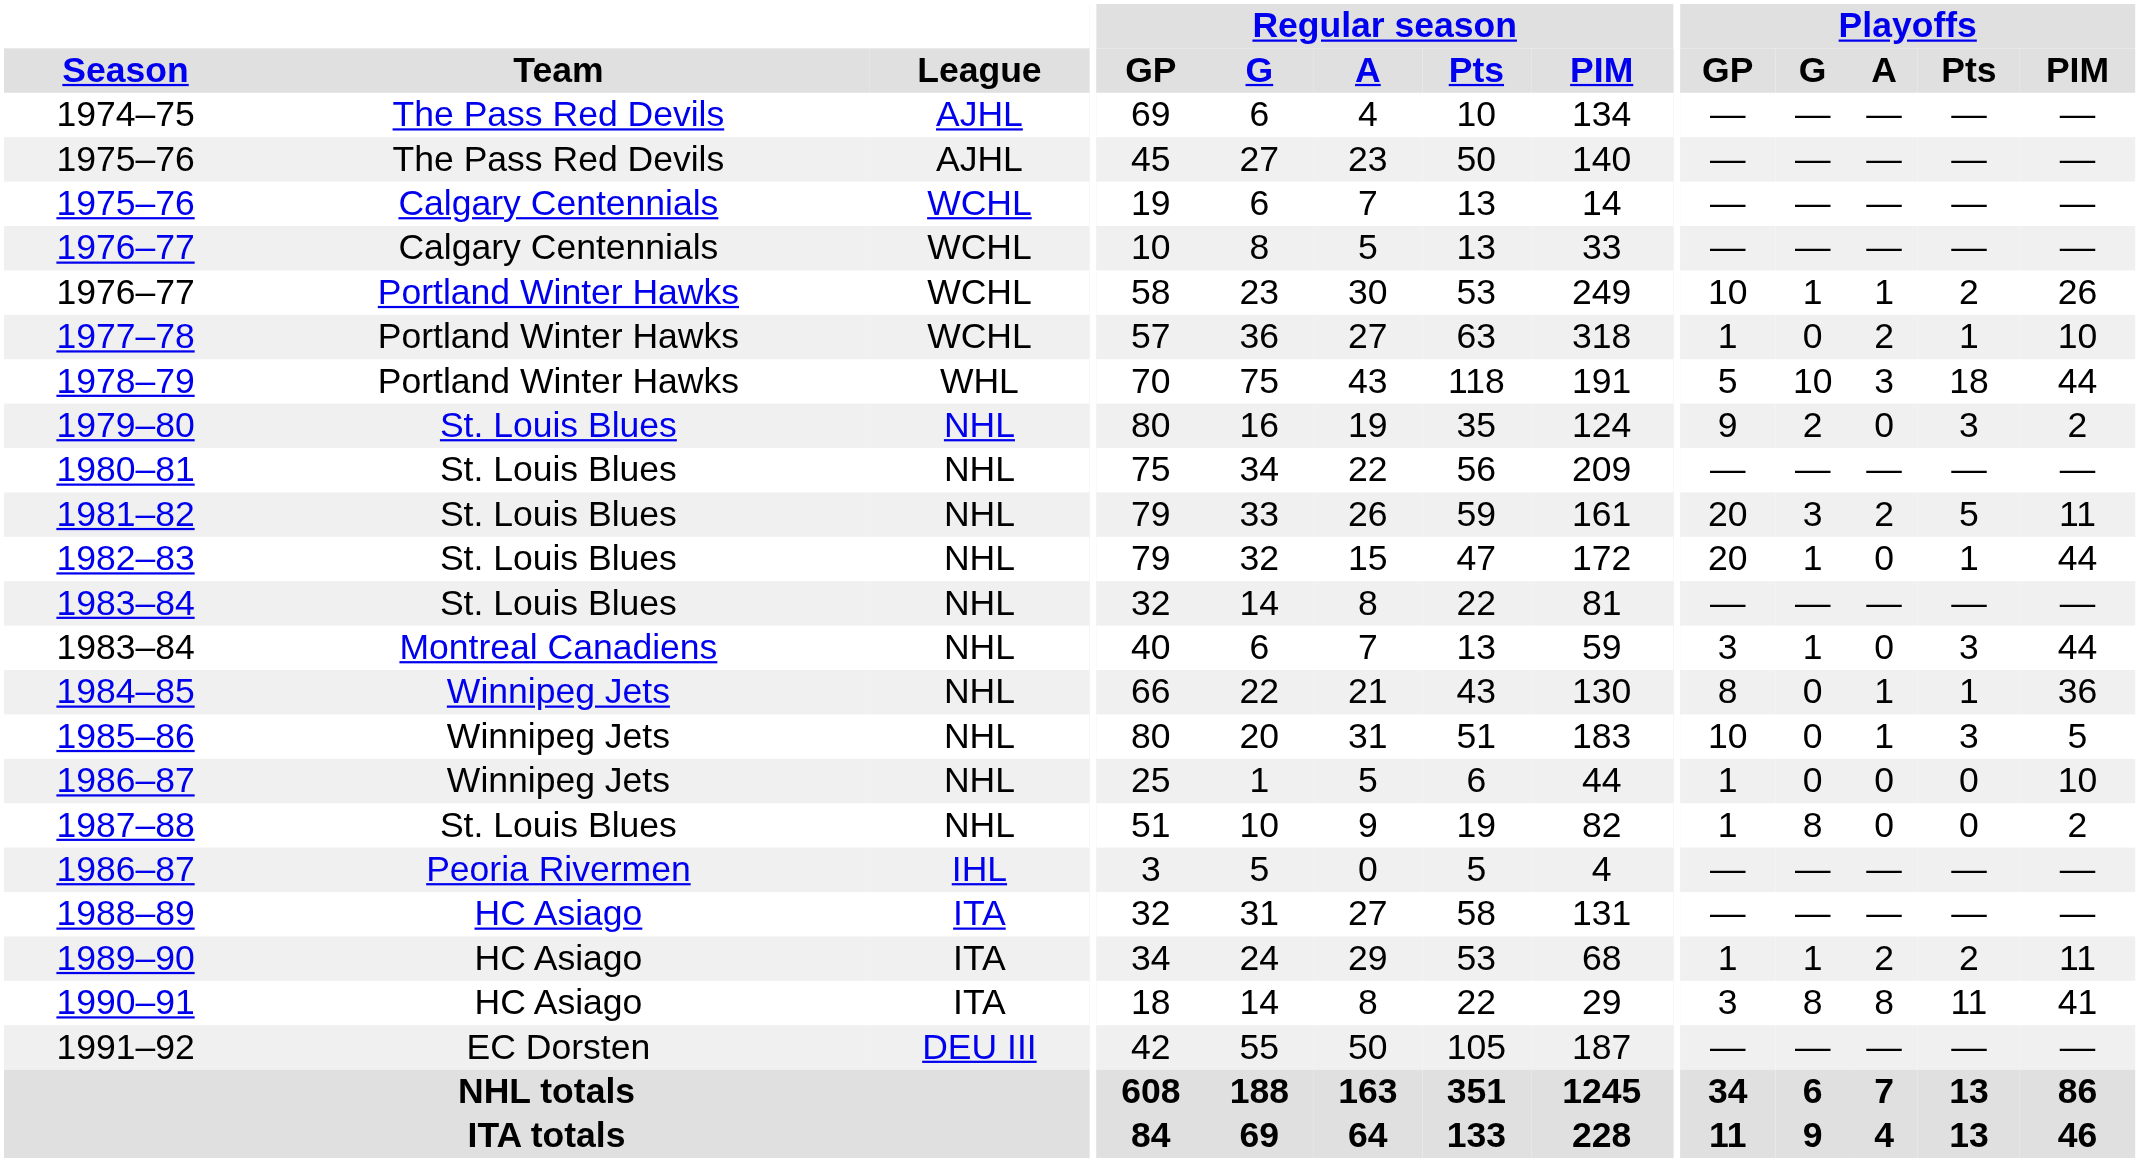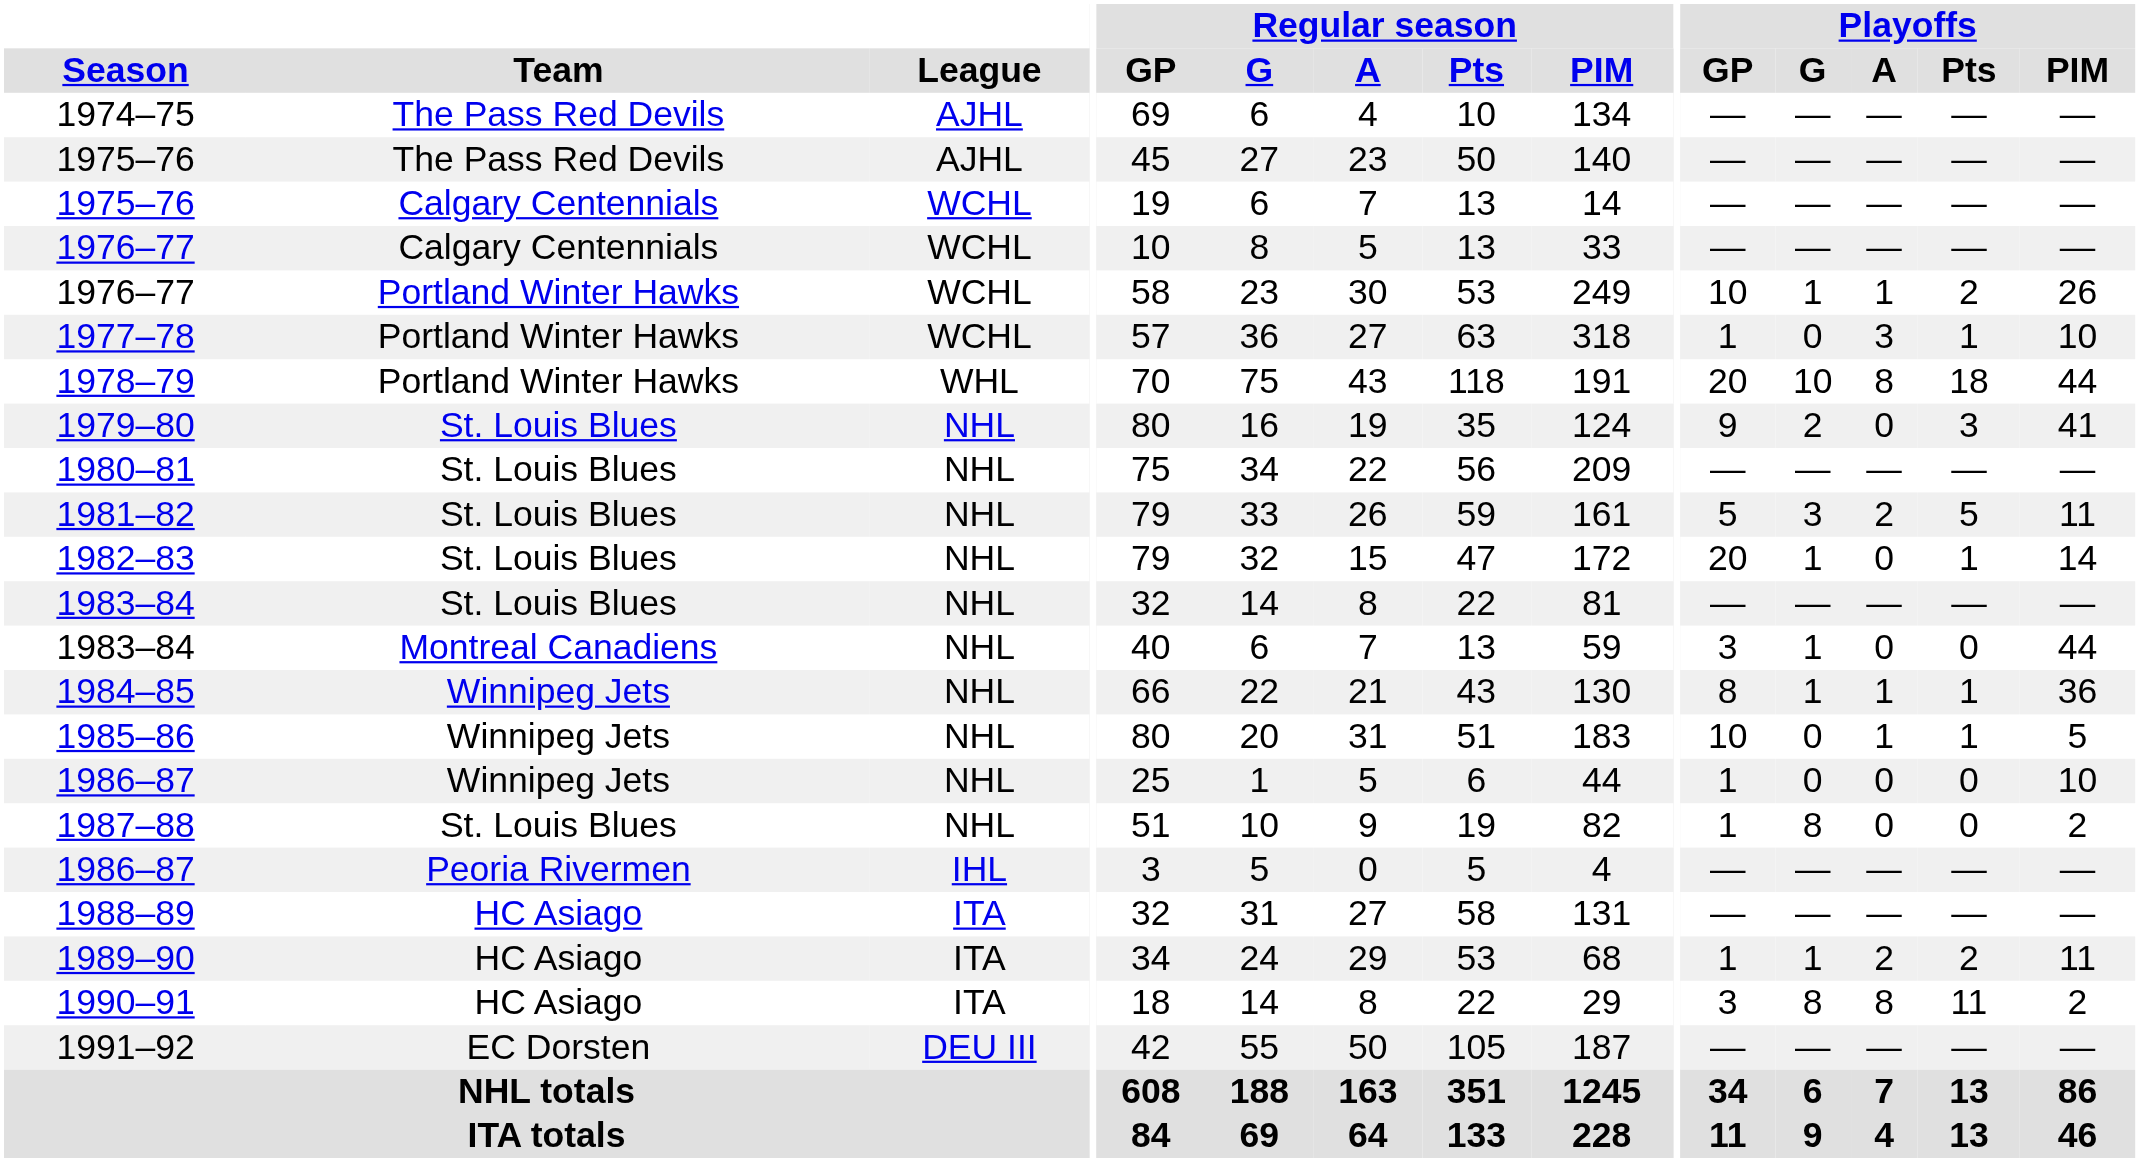(1884, 336) 2 -> (1884, 336) 3
(1728, 380) 5 -> (1728, 380) 20
(1884, 380) 3 -> (1884, 380) 8
(2077, 425) 2 -> (2077, 425) 41
(1728, 513) 20 -> (1728, 513) 5
(2077, 558) 44 -> (2077, 558) 14
(1969, 647) 3 -> (1969, 647) 0
(1813, 691) 0 -> (1813, 691) 1
(1969, 735) 3 -> (1969, 735) 1
(2077, 1002) 41 -> (2077, 1002) 2
